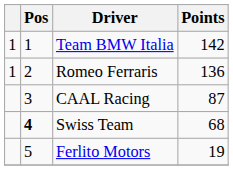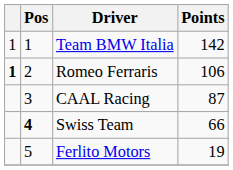(12, 71) normal -> (12, 71) bold
(212, 71) 136 -> (212, 71) 106
(216, 125) 68 -> (216, 125) 66
